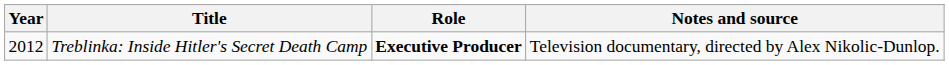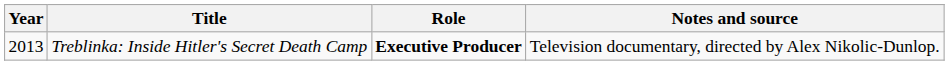(26, 45) 2012 -> (26, 45) 2013
